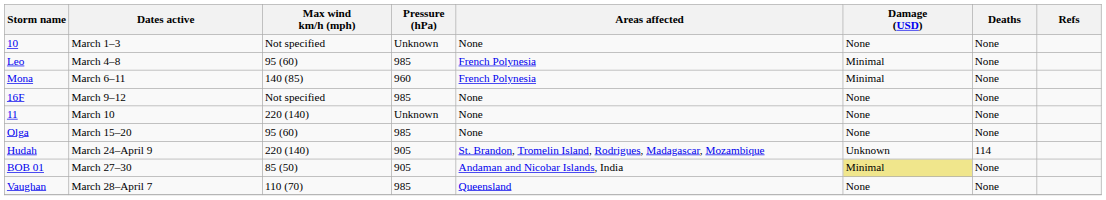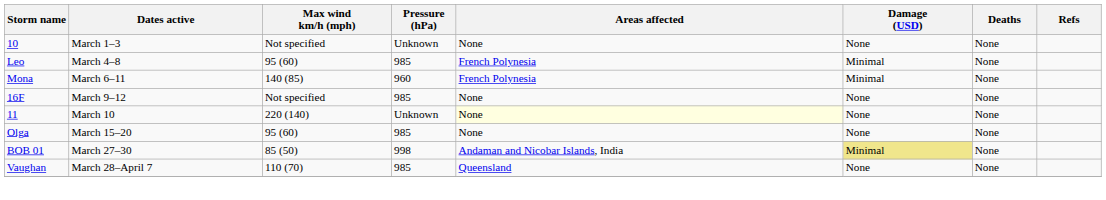(471, 114) no background -> (471, 114) lightyellow background
- row: (22, 150)
(402, 168) 905 -> (402, 150) 998
